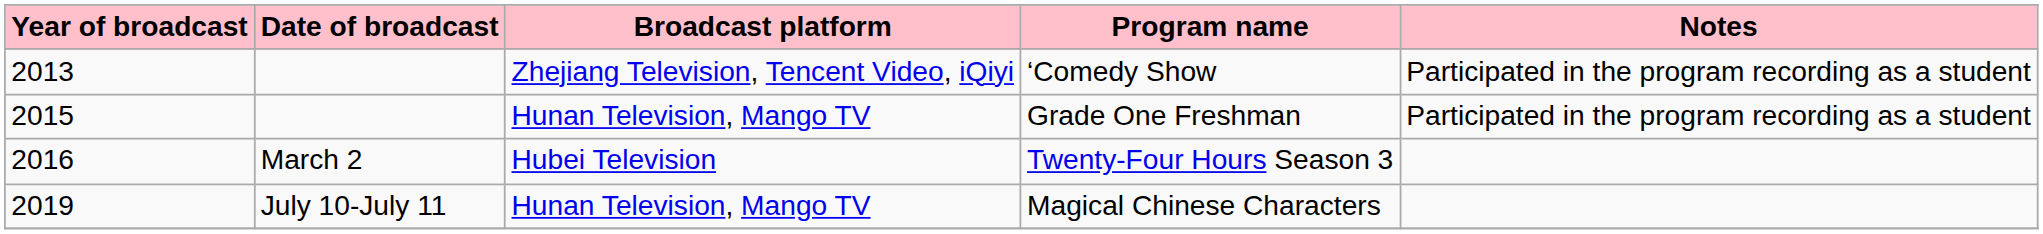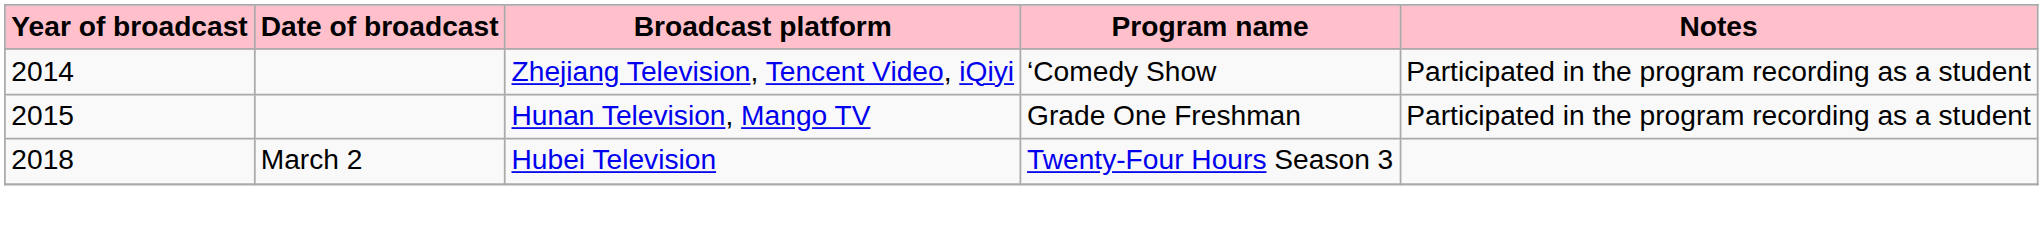(43, 71) 2013 -> (43, 71) 2014
(43, 160) 2016 -> (43, 160) 2018
- row: (1204, 205)
